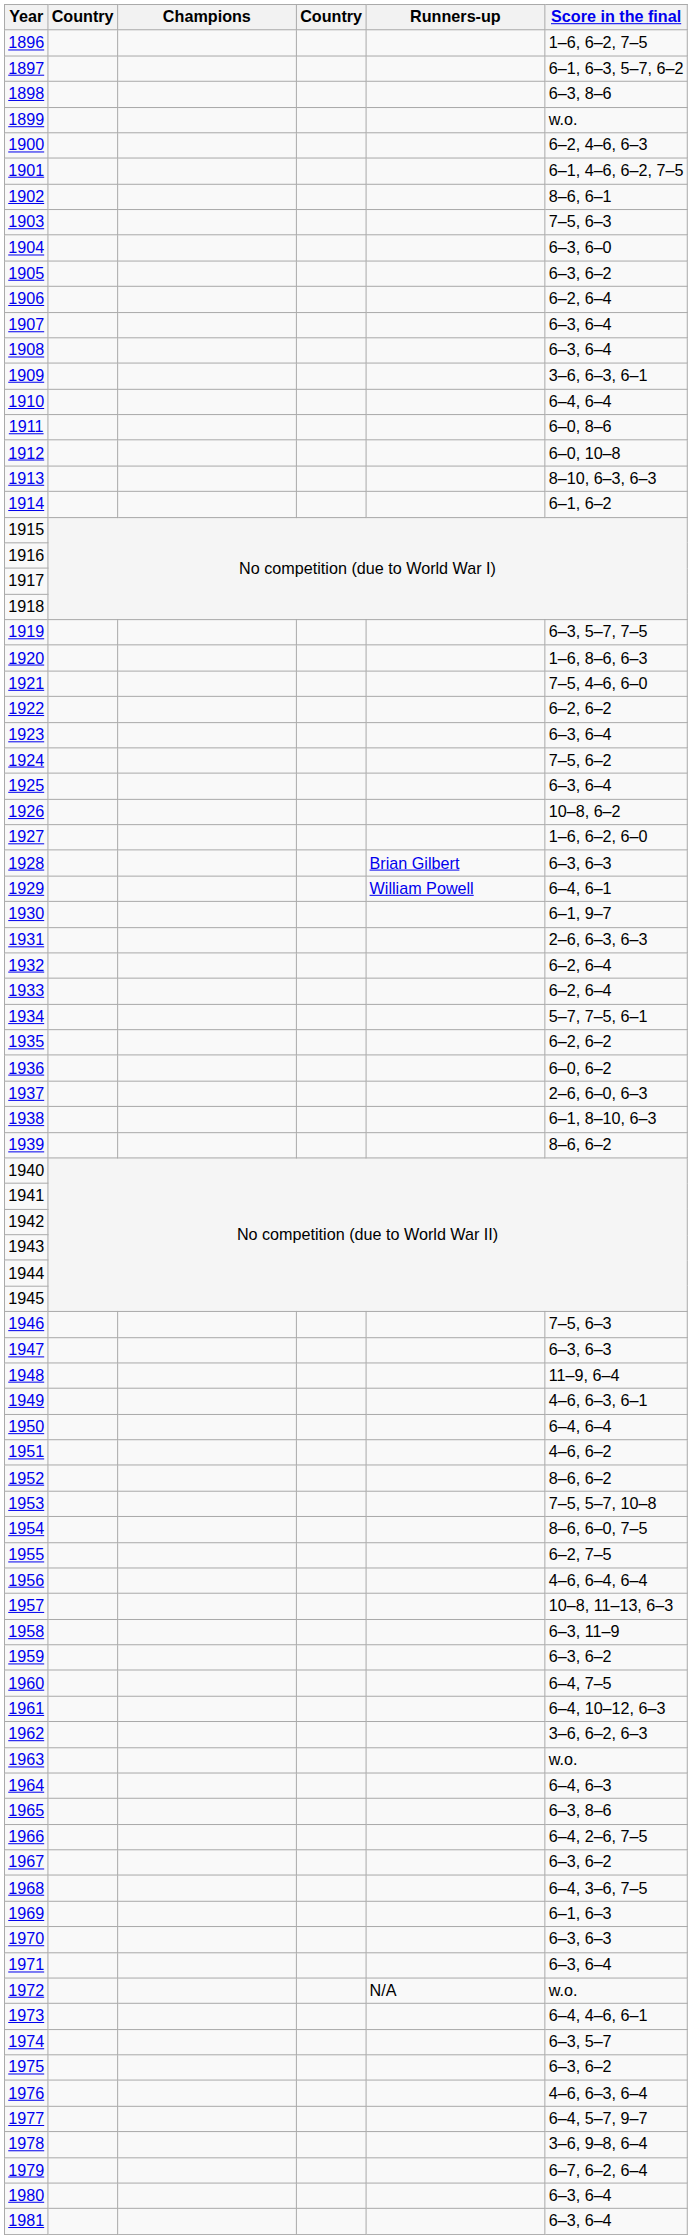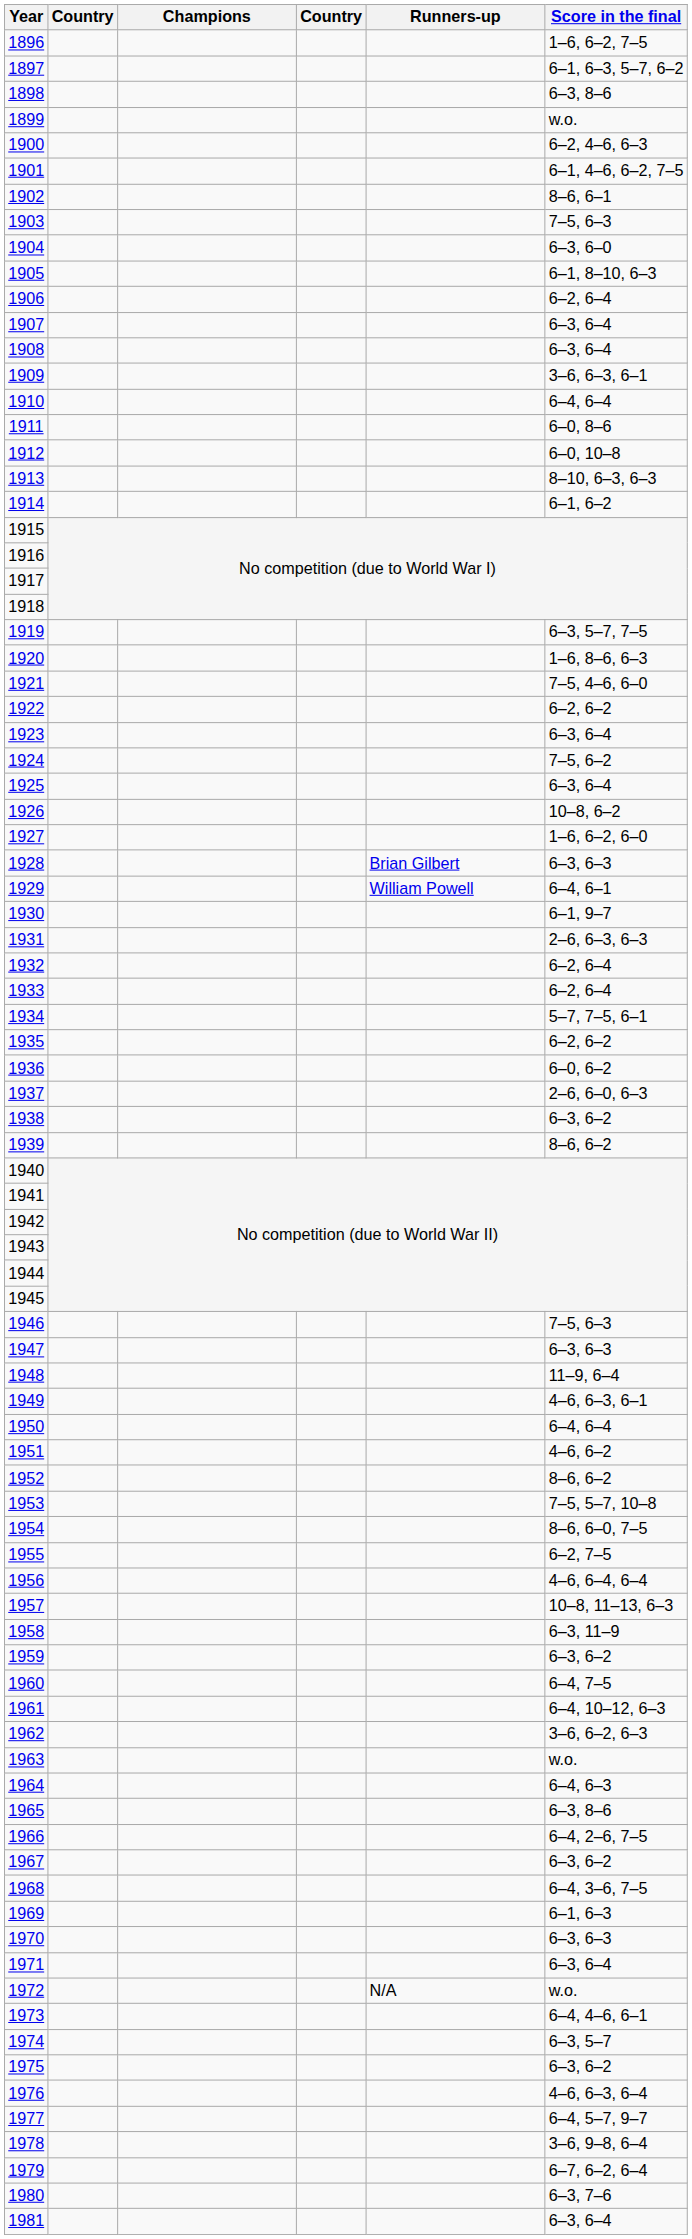(580, 273) 6–3, 6–2 -> (603, 273) 6–1, 8–10, 6–3
(603, 1119) 6–1, 8–10, 6–3 -> (580, 1119) 6–3, 6–2
(580, 2195) 6–3, 6–4 -> (580, 2195) 6–3, 7–6
